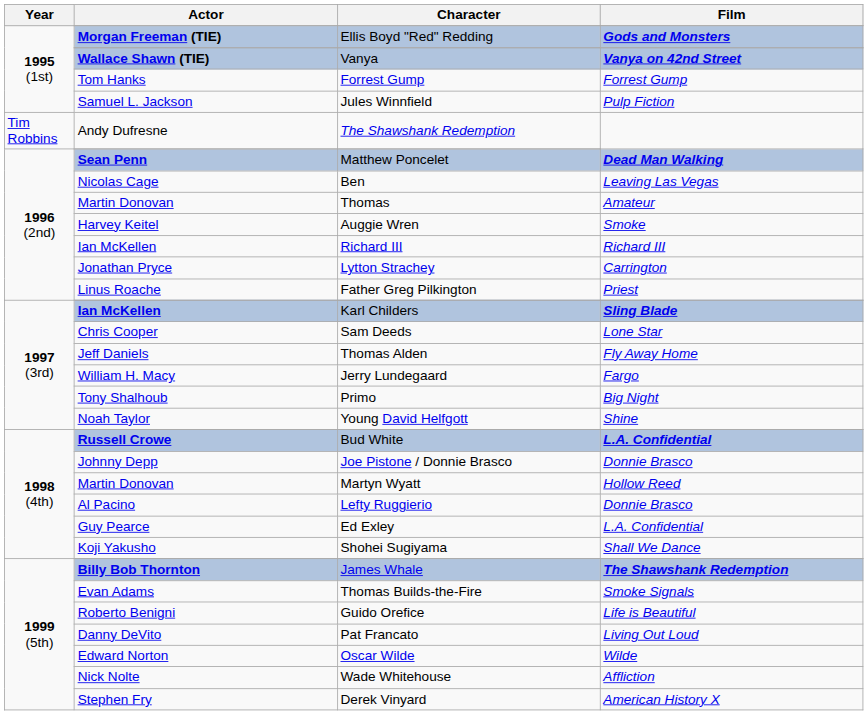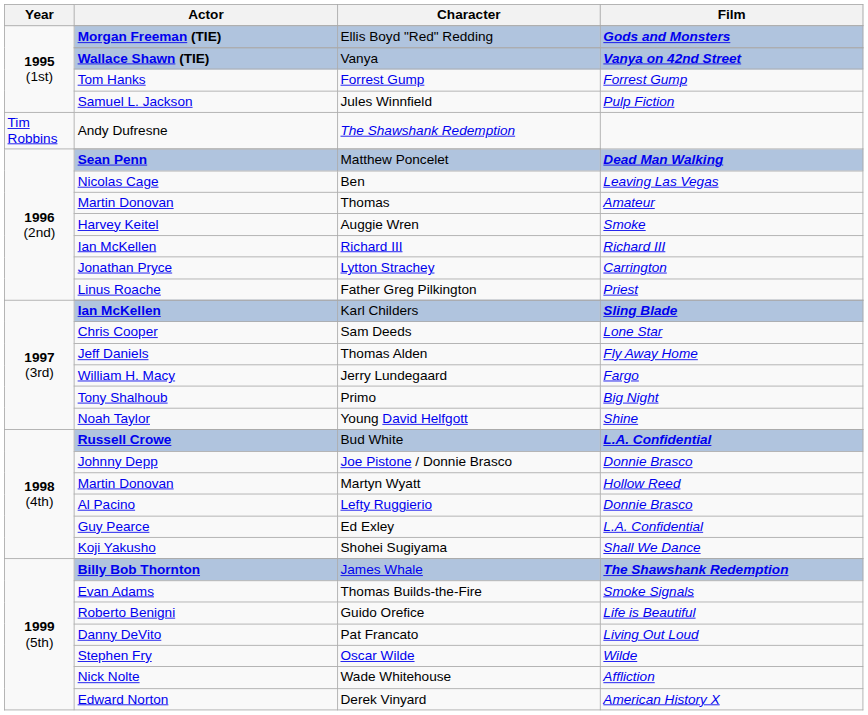(123, 656) Edward Norton -> (115, 656) Stephen Fry
(115, 699) Stephen Fry -> (123, 699) Edward Norton
